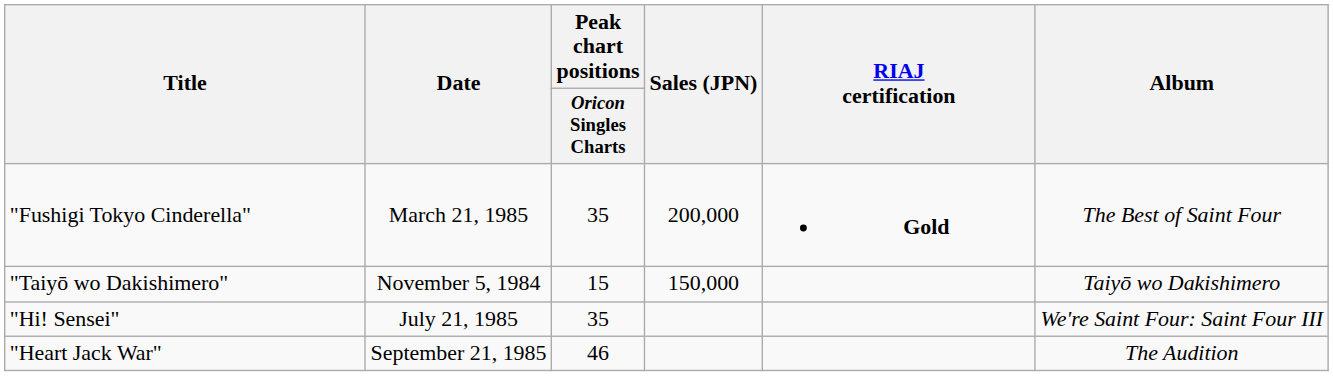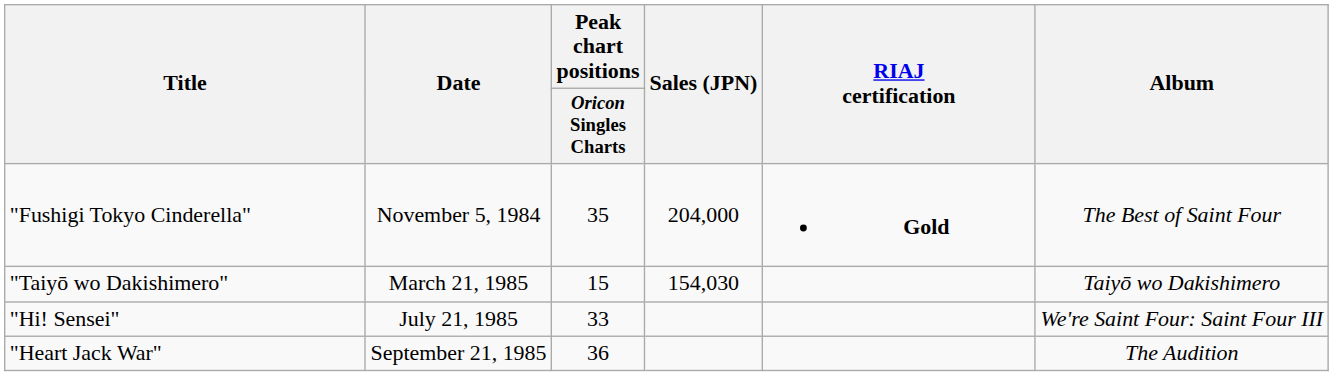(459, 214) March 21, 1985 -> (459, 214) November 5, 1984
(703, 214) 200,000 -> (703, 214) 204,000
(459, 283) November 5, 1984 -> (459, 283) March 21, 1985
(703, 283) 150,000 -> (703, 283) 154,030
(598, 318) 35 -> (598, 318) 33
(598, 353) 46 -> (598, 353) 36
